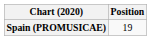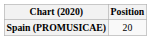(127, 27) 19 -> (127, 27) 20
